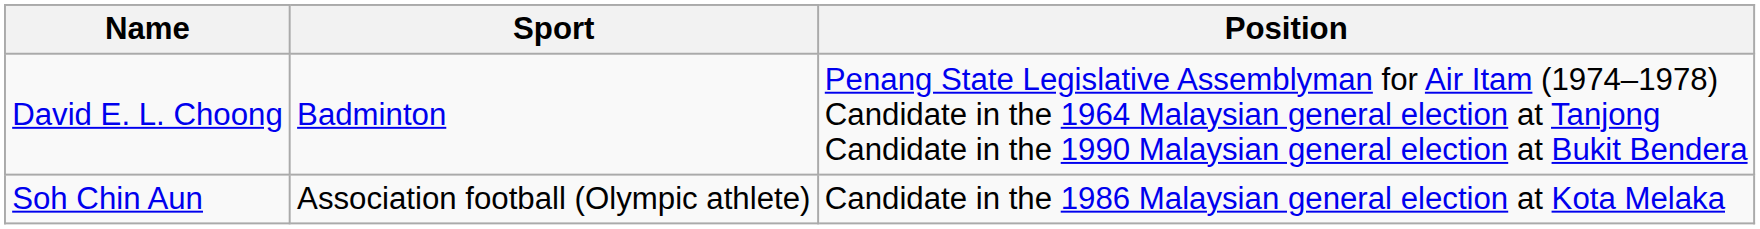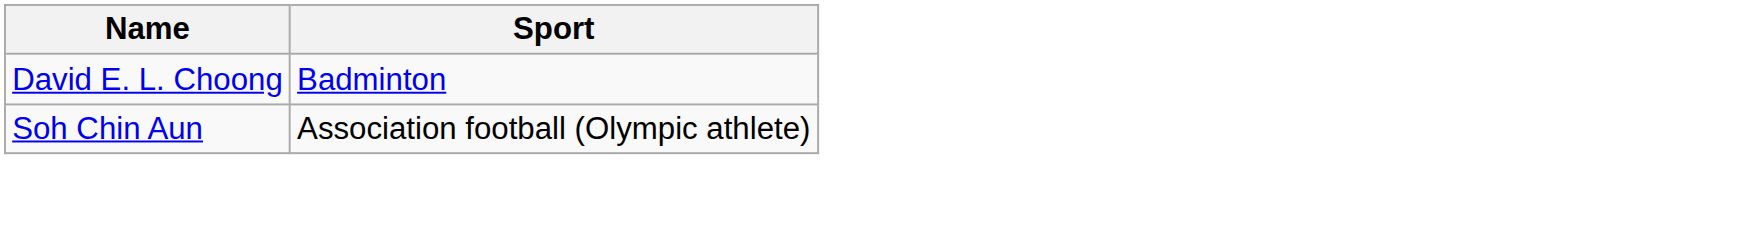- column: (1286, 29)
